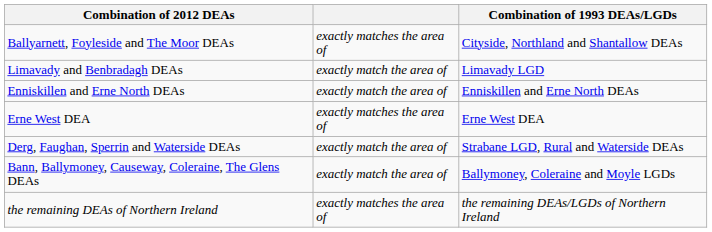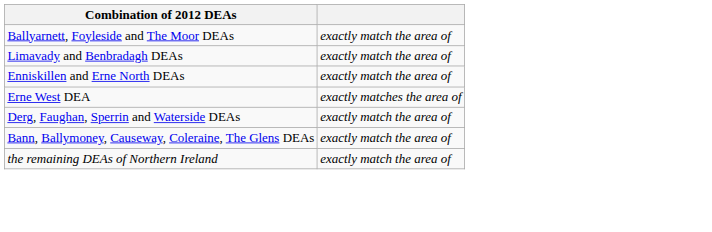- column: (583, 14)
(380, 42) exactly matches the area of -> (386, 35) exactly match the area of
(380, 209) exactly matches the area of -> (386, 158) exactly match the area of
